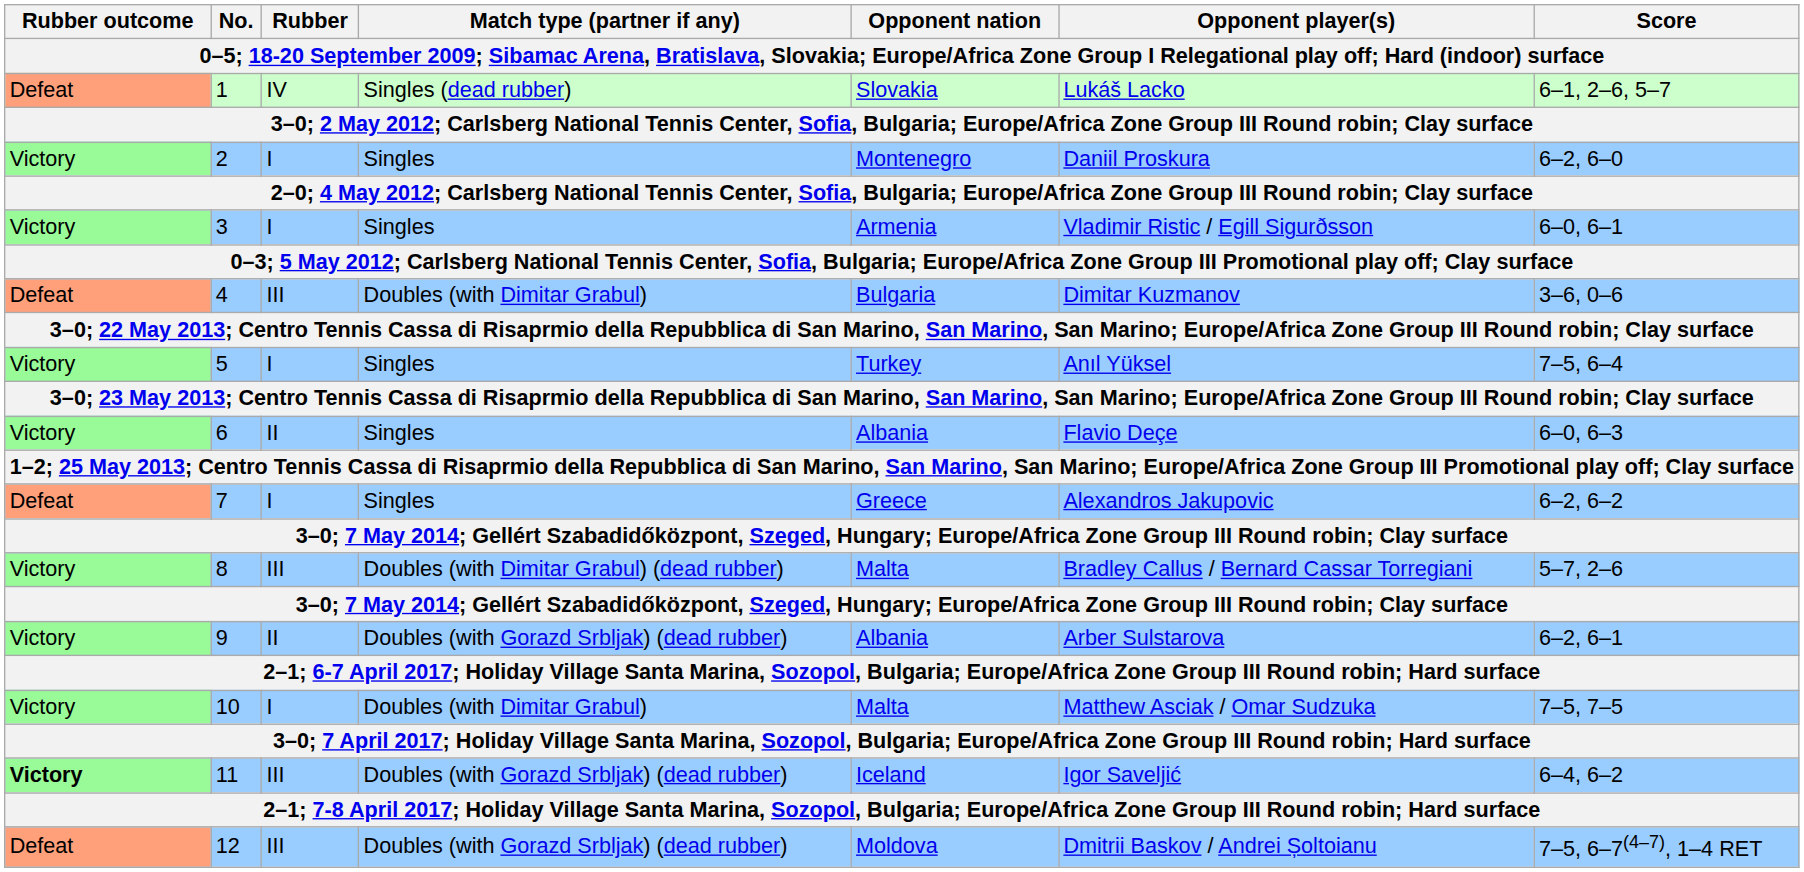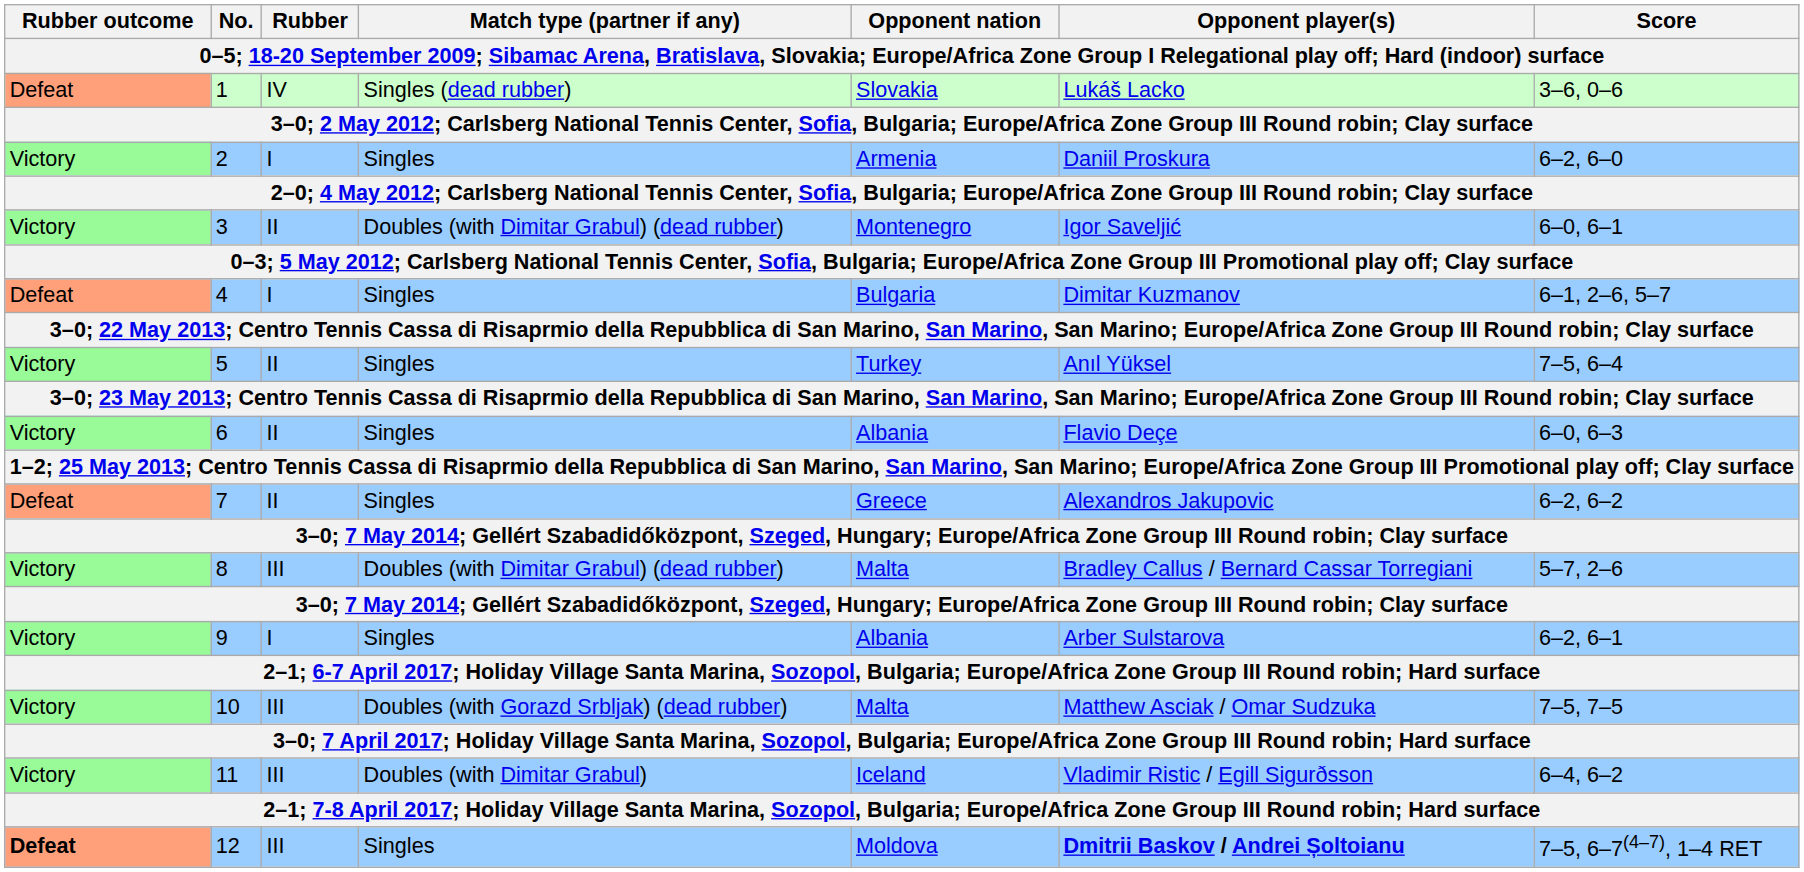(1605, 90) 6–1, 2–6, 5–7 -> (1581, 90) 3–6, 0–6
(914, 158) Montenegro -> (896, 158) Armenia
(270, 227) I -> (273, 227) II
(399, 227) Singles -> (574, 227) Doubles (with Dimitar Grabul) (dead rubber)
(896, 227) Armenia -> (914, 227) Montenegro
(1218, 227) Vladimir Ristic / Egill Sigurðsson -> (1122, 227) Igor Saveljić
(276, 295) III -> (270, 295) I
(505, 295) Doubles (with Dimitar Grabul) -> (399, 295) Singles
(1581, 295) 3–6, 0–6 -> (1605, 295) 6–1, 2–6, 5–7
(270, 364) I -> (273, 364) II
(270, 501) I -> (273, 501) II
(273, 638) II -> (270, 638) I
(576, 638) Doubles (with Gorazd Srbljak) (dead rubber) -> (399, 638) Singles
(270, 706) I -> (276, 706) III
(505, 706) Doubles (with Dimitar Grabul) -> (576, 706) Doubles (with Gorazd Srbljak) (dead rubber)
(46, 775) bold -> (42, 775) normal
(576, 775) Doubles (with Gorazd Srbljak) (dead rubber) -> (505, 775) Doubles (with Dimitar Grabul)
(1122, 775) Igor Saveljić -> (1218, 775) Vladimir Ristic / Egill Sigurðsson
(41, 846) normal -> (43, 846) bold
(576, 846) Doubles (with Gorazd Srbljak) (dead rubber) -> (399, 846) Singles
(1220, 846) normal -> (1234, 846) bold
